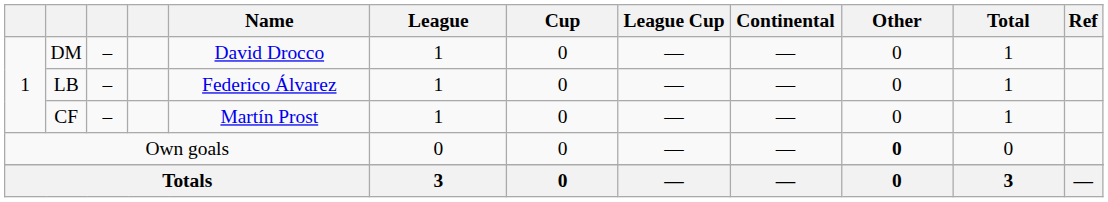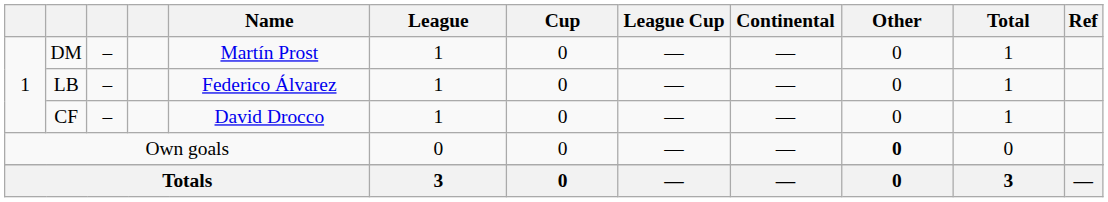(269, 52) David Drocco -> (269, 52) Martín Prost
(269, 116) Martín Prost -> (269, 116) David Drocco
